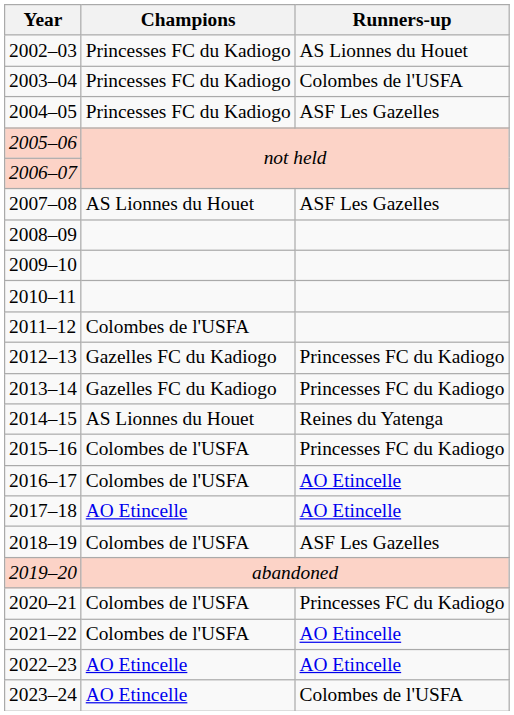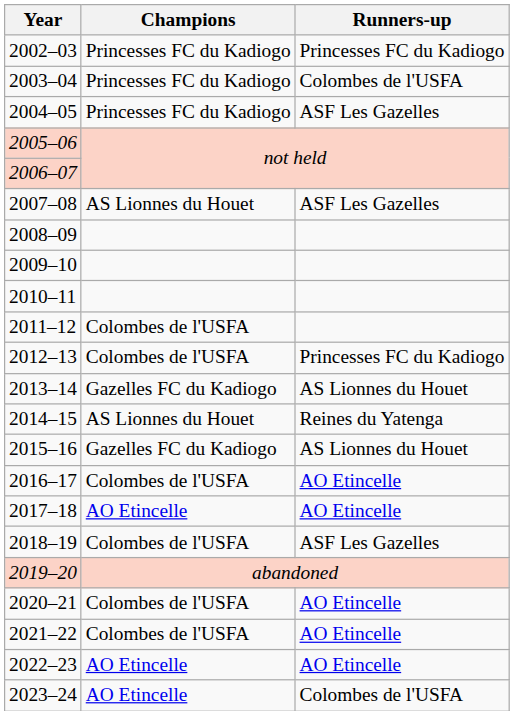(384, 50) AS Lionnes du Houet -> (402, 50) Princesses FC du Kadiogo
(181, 357) Gazelles FC du Kadiogo -> (167, 357) Colombes de l'USFA
(402, 388) Princesses FC du Kadiogo -> (384, 388) AS Lionnes du Houet
(167, 449) Colombes de l'USFA -> (181, 449) Gazelles FC du Kadiogo
(402, 449) Princesses FC du Kadiogo -> (384, 449) AS Lionnes du Houet
(402, 603) Princesses FC du Kadiogo -> (350, 603) AO Etincelle
